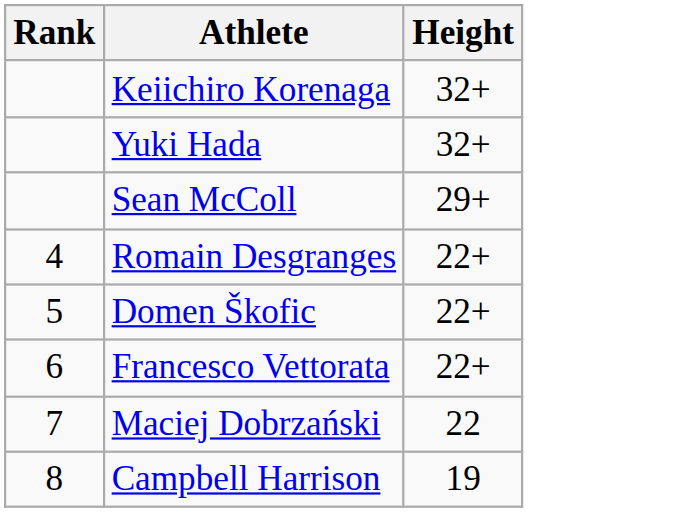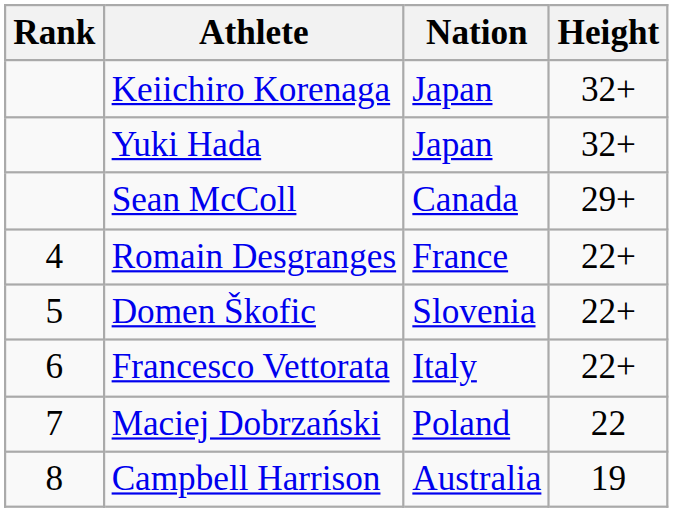+ column: (477, 32)
